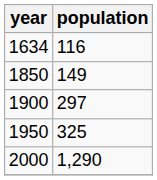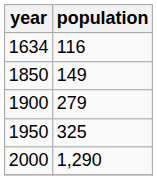(72, 103) 297 -> (72, 103) 279
